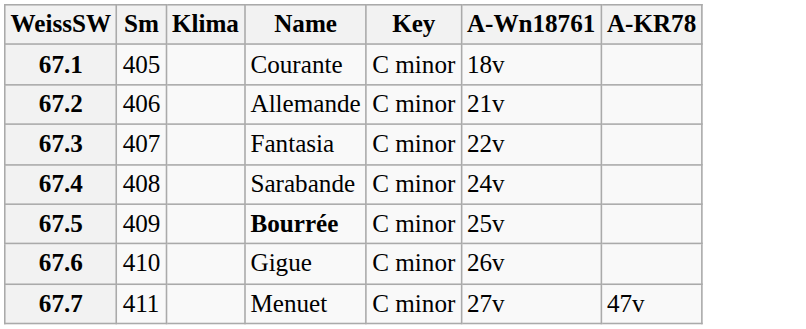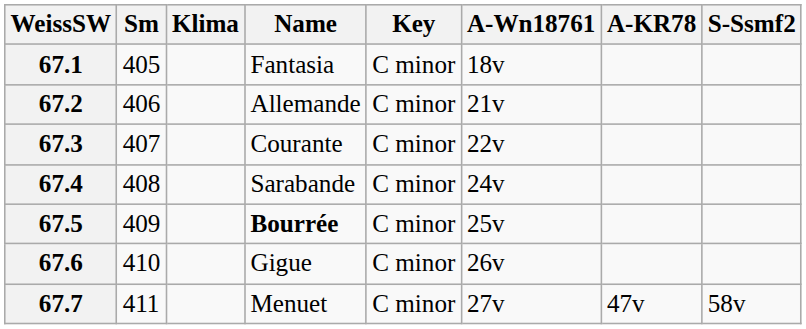+ column: (752, 24)
(297, 64) Courante -> (292, 64) Fantasia
(292, 143) Fantasia -> (297, 143) Courante
